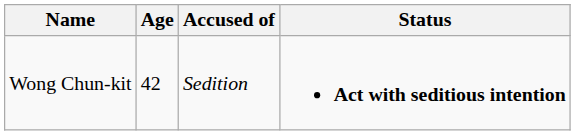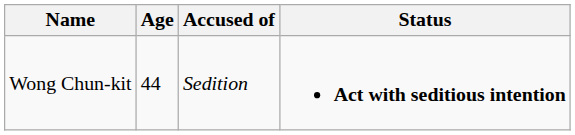(151, 82) 42 -> (151, 82) 44
